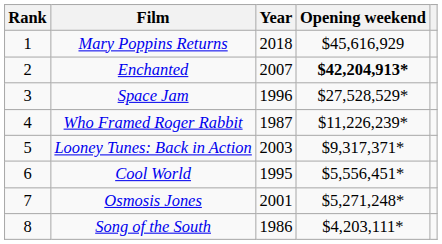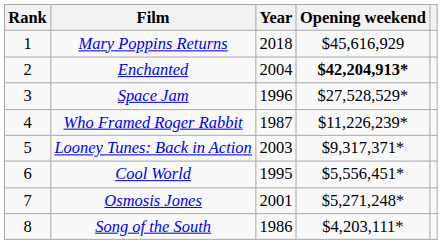(276, 69) 2007 -> (276, 69) 2004
